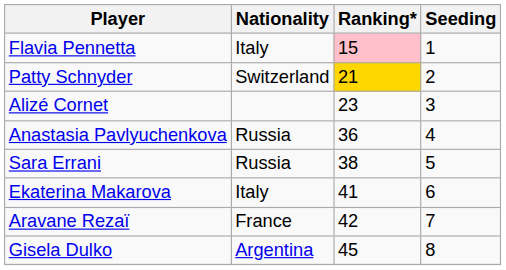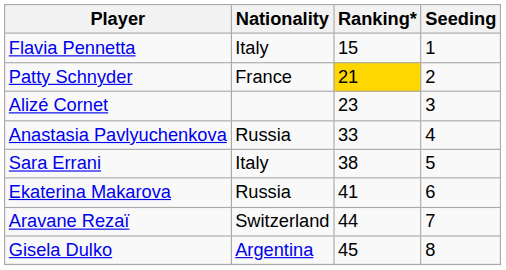(348, 47) pink background -> (348, 47) no background
(282, 76) Switzerland -> (264, 76) France
(348, 134) 36 -> (348, 134) 33
(263, 163) Russia -> (252, 163) Italy
(252, 192) Italy -> (263, 192) Russia
(264, 221) France -> (282, 221) Switzerland
(348, 221) 42 -> (348, 221) 44
